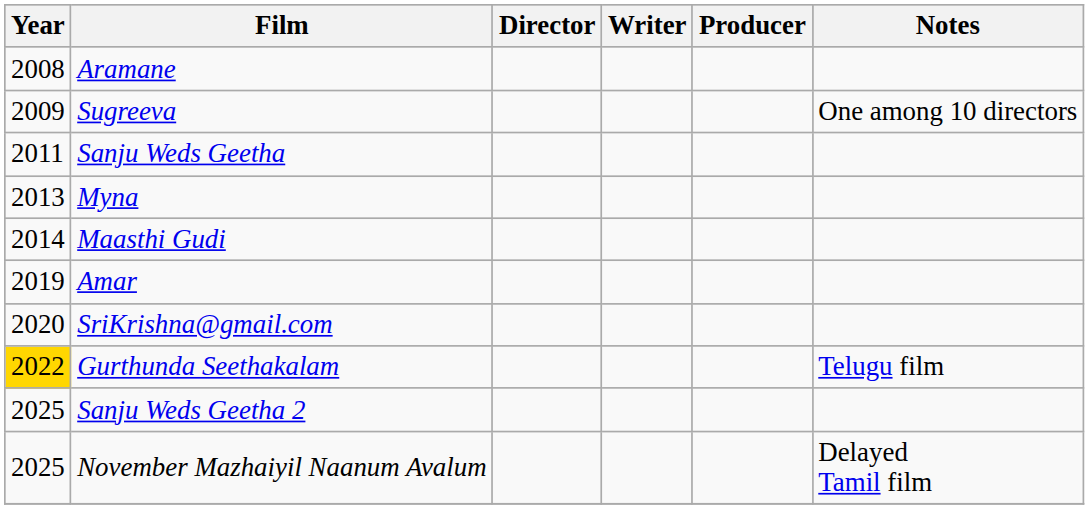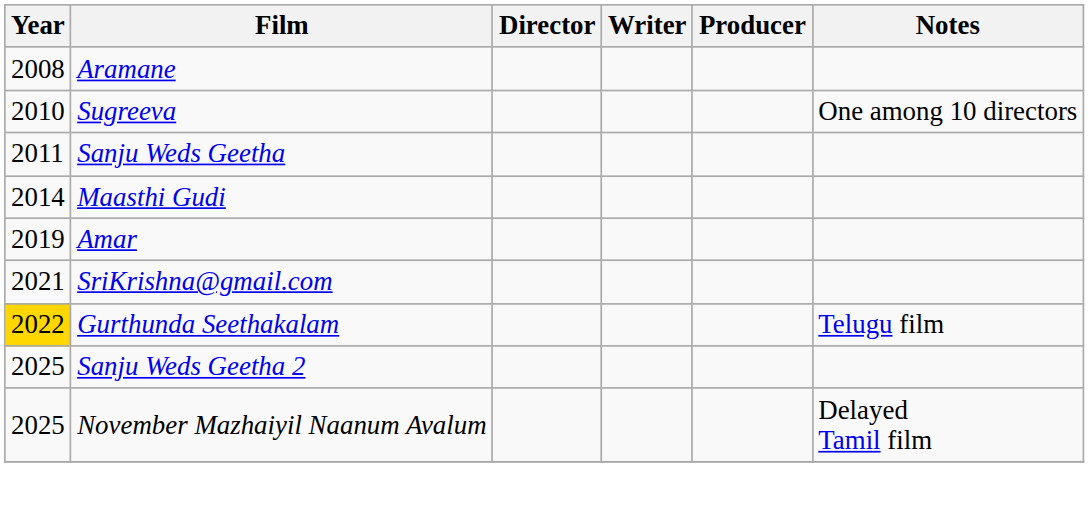(38, 111) 2009 -> (38, 111) 2010
- row: (108, 196)
(38, 324) 2020 -> (38, 281) 2021
